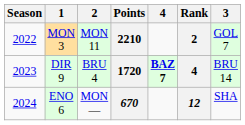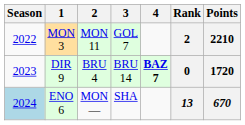columns swapped: (226, 13) <-> (129, 13)
(194, 71) 4 -> (187, 71) 0
(25, 103) no background -> (25, 103) lightblue background
(194, 103) 12 -> (187, 103) 13
